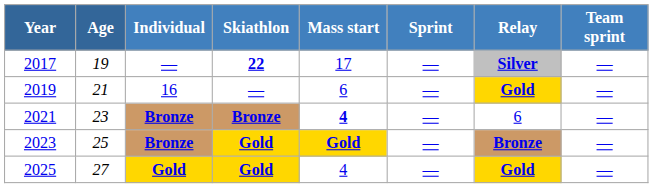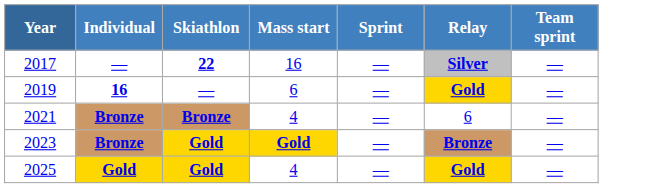- column: (101, 27)
(343, 63) 17 -> (293, 63) 16
(169, 90) normal -> (119, 90) bold
(343, 116) bold -> (293, 116) normal
